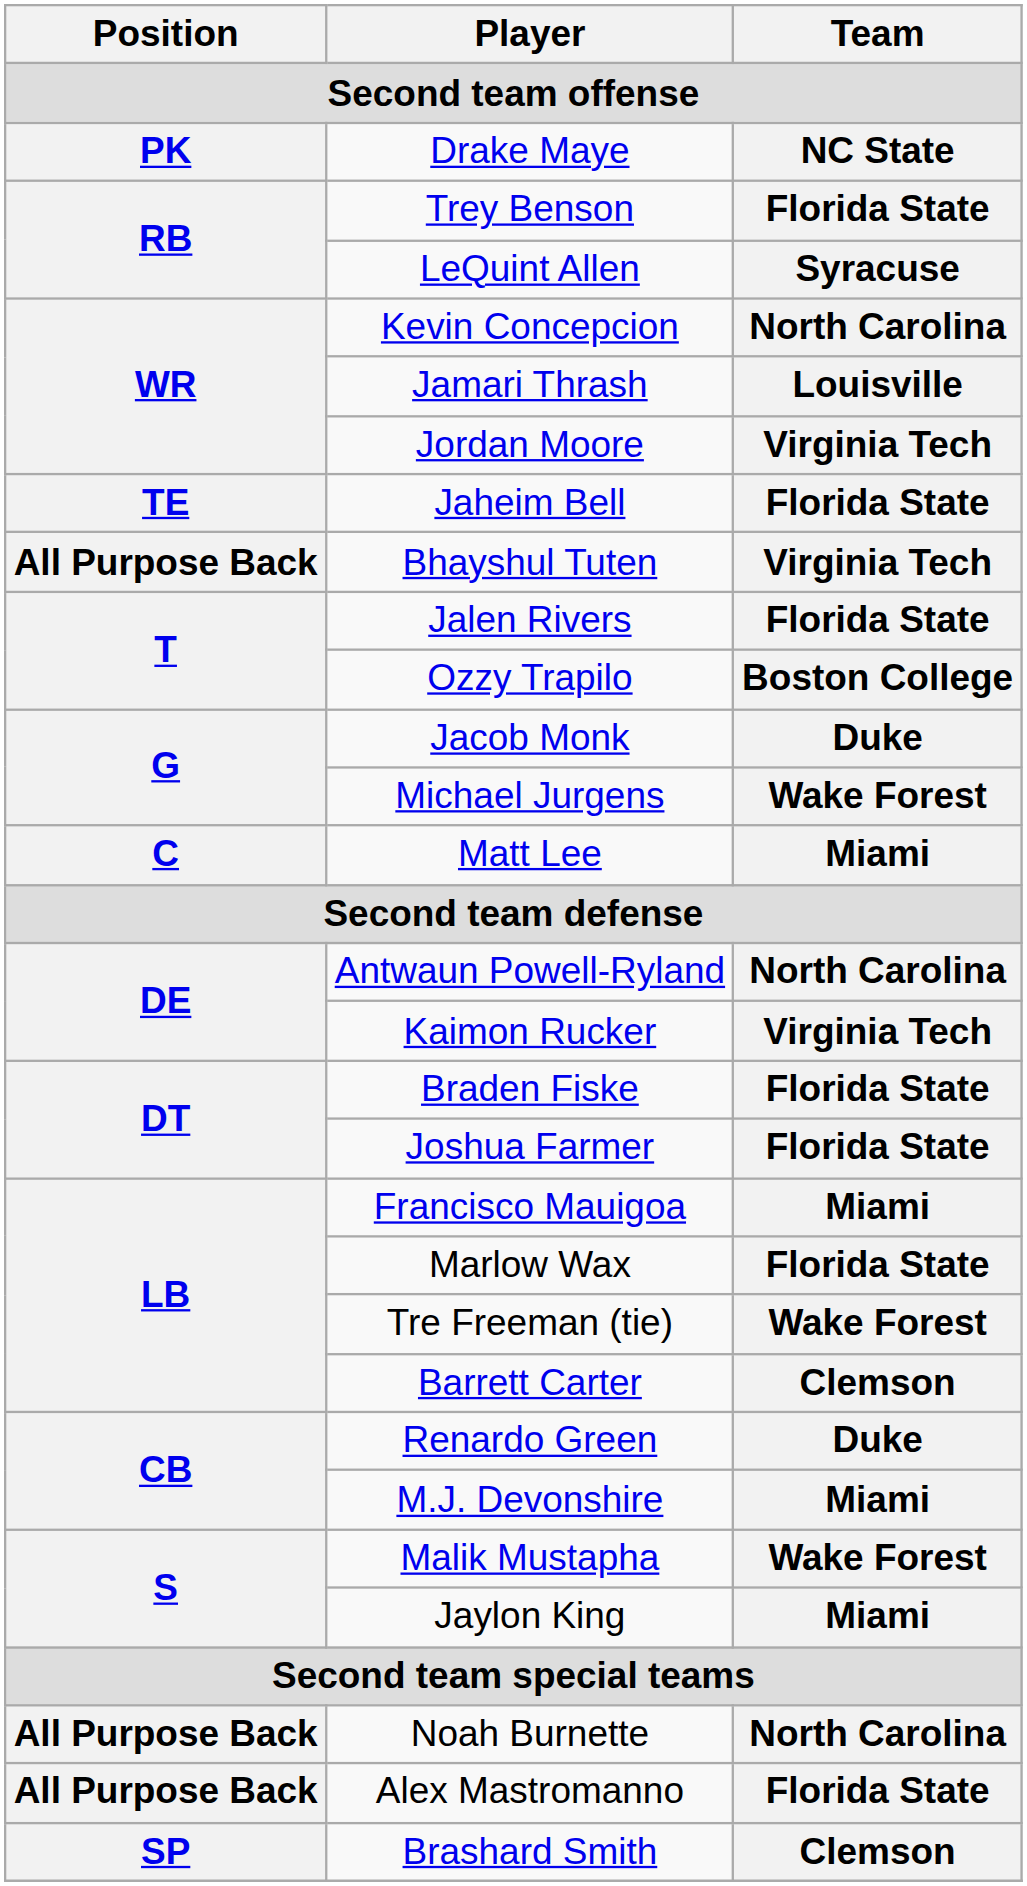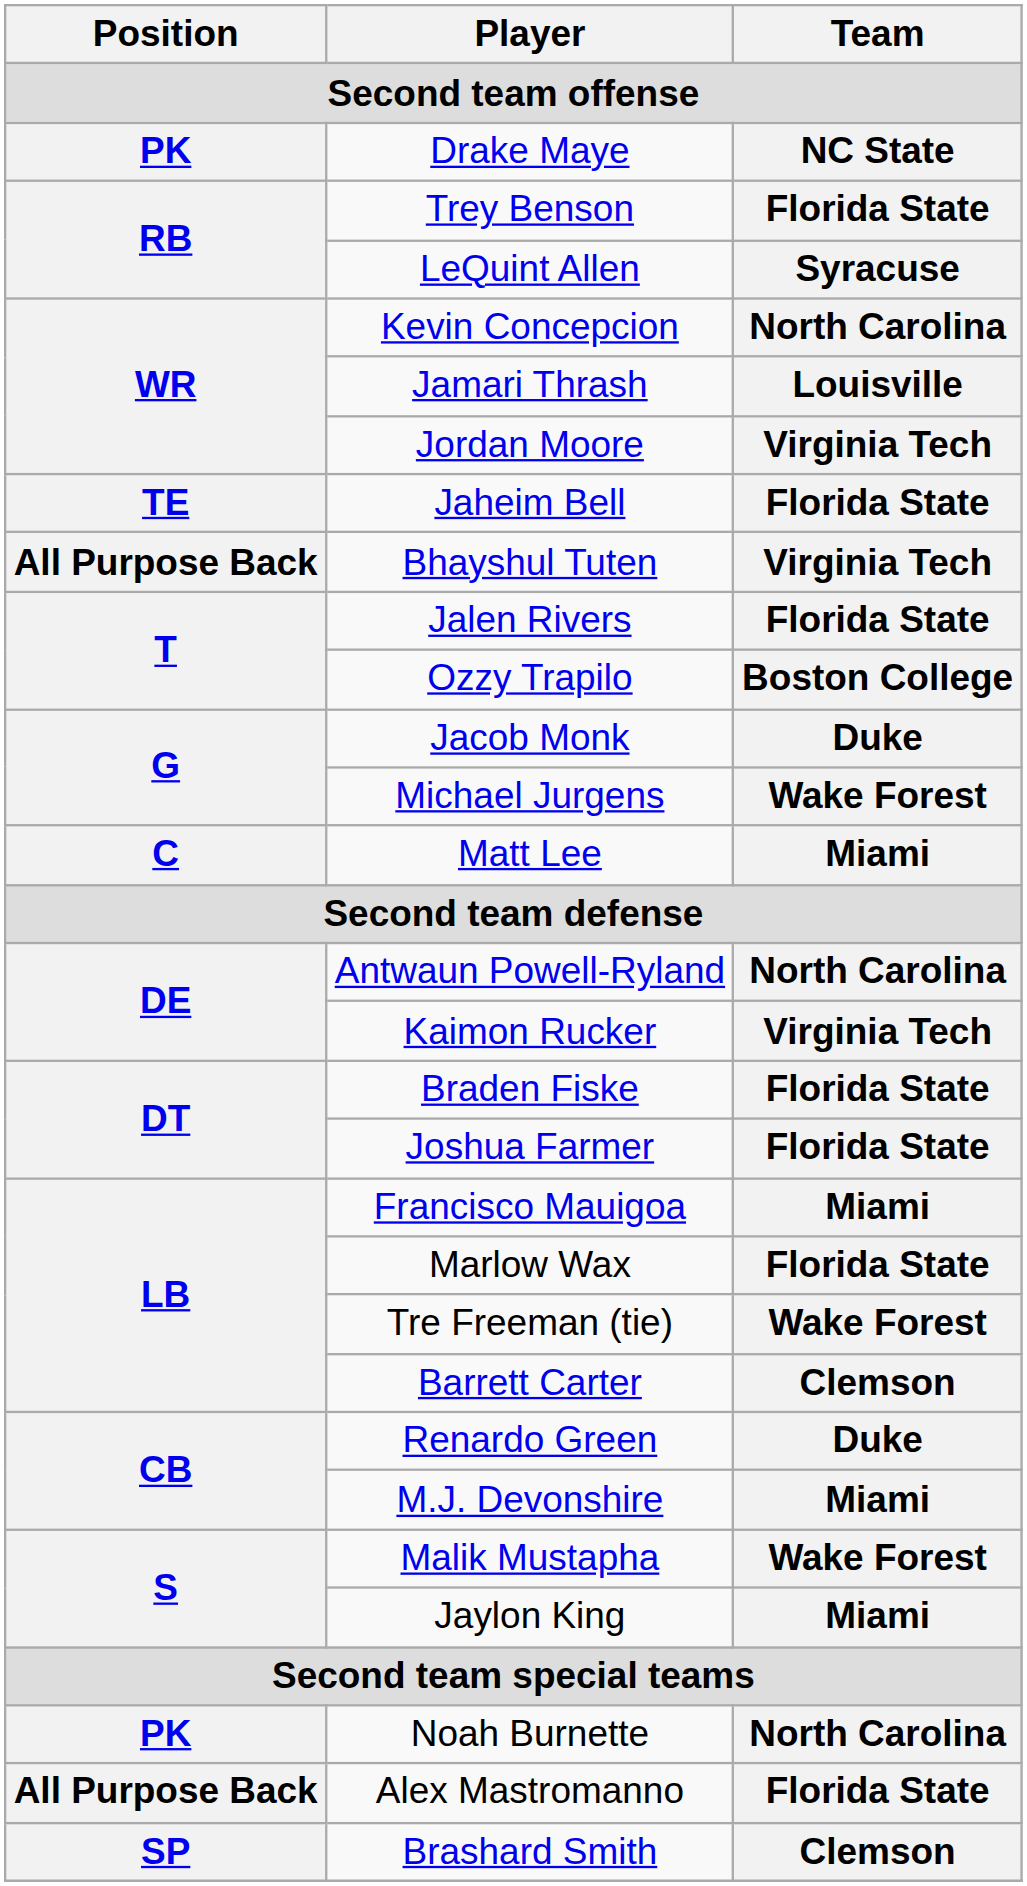(166, 1733) All Purpose Back -> (166, 1733) PK
